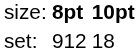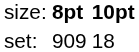(69, 41) 912 -> (69, 41) 909
